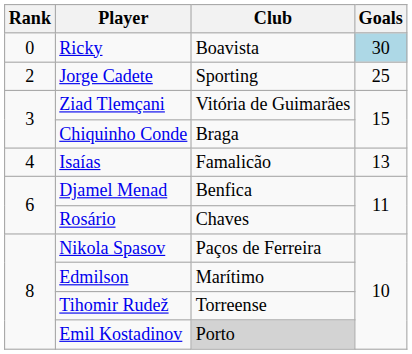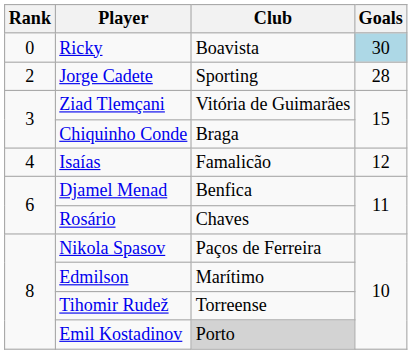(381, 76) 25 -> (381, 76) 28
(381, 162) 13 -> (381, 162) 12
